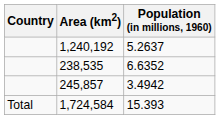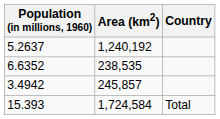columns swapped: (30, 20) <-> (169, 20)
